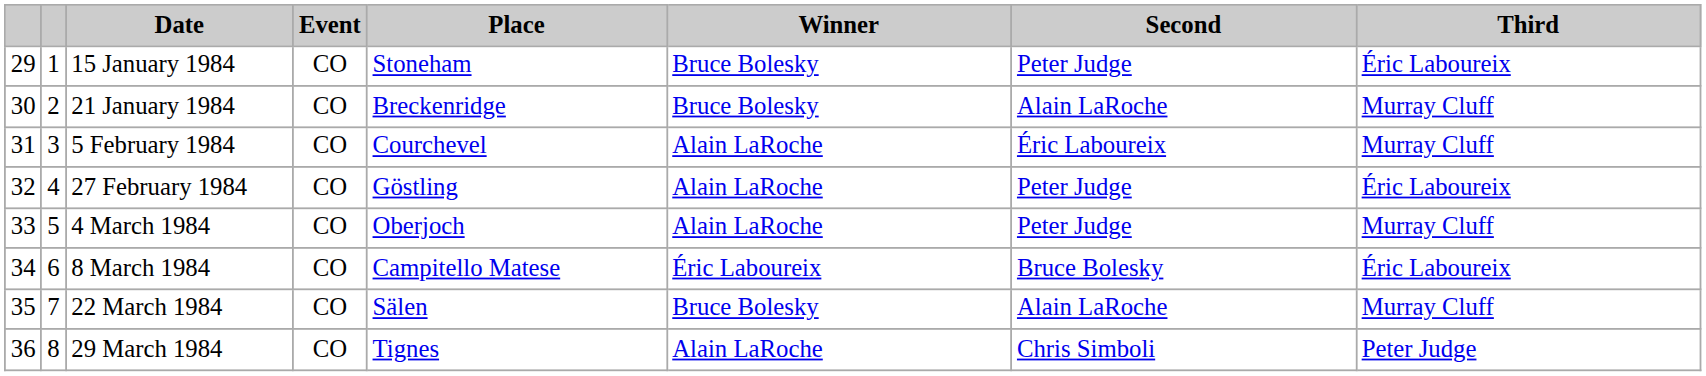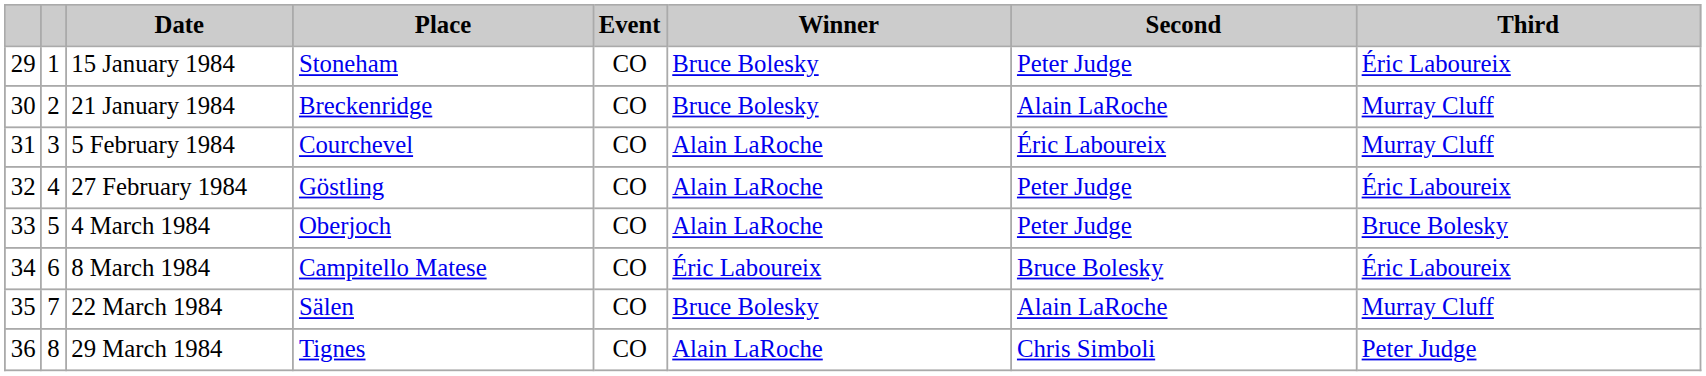columns swapped: (517, 24) <-> (330, 24)
(1428, 226) Murray Cluff -> (1435, 226) Bruce Bolesky
